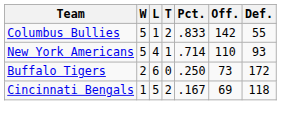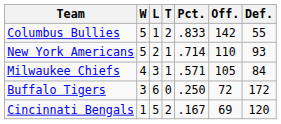(156, 52) 4 -> (156, 52) 2
+ row: (64, 71)
(143, 71) 2 -> (143, 90) 3
(225, 71) 73 -> (225, 90) 72
(259, 90) 118 -> (259, 109) 120
